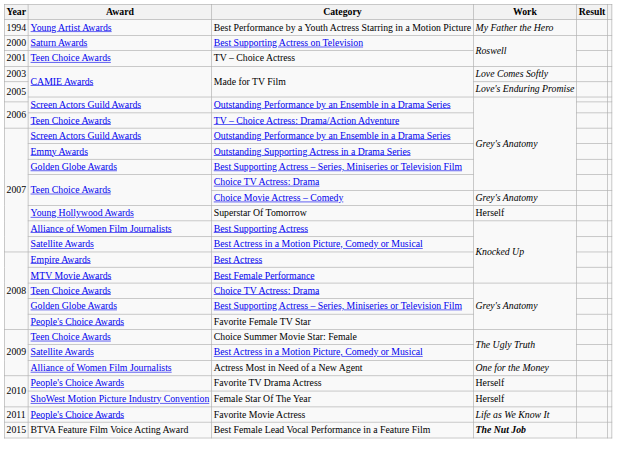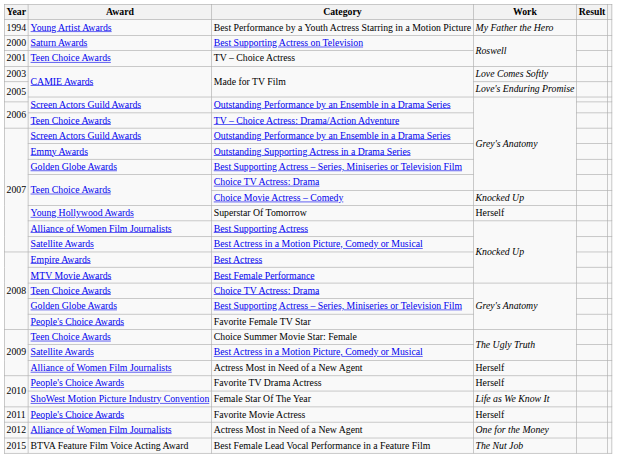(506, 197) Grey's Anatomy -> (500, 197) Knocked Up
(512, 368) One for the Money -> (490, 368) Herself
(490, 399) Herself -> (512, 399) Life as We Know It
(512, 414) Life as We Know It -> (490, 414) Herself
+ row: (16, 430)
(501, 430) bold -> (499, 445) normal
